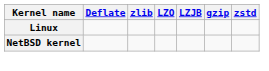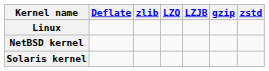+ row: (47, 58)
